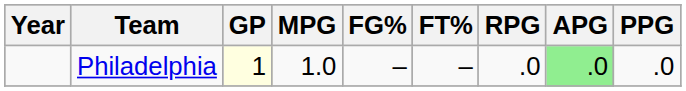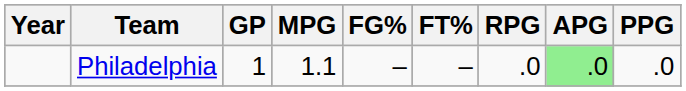(259, 66) lightyellow background -> (259, 66) no background
(318, 66) 1.0 -> (318, 66) 1.1
